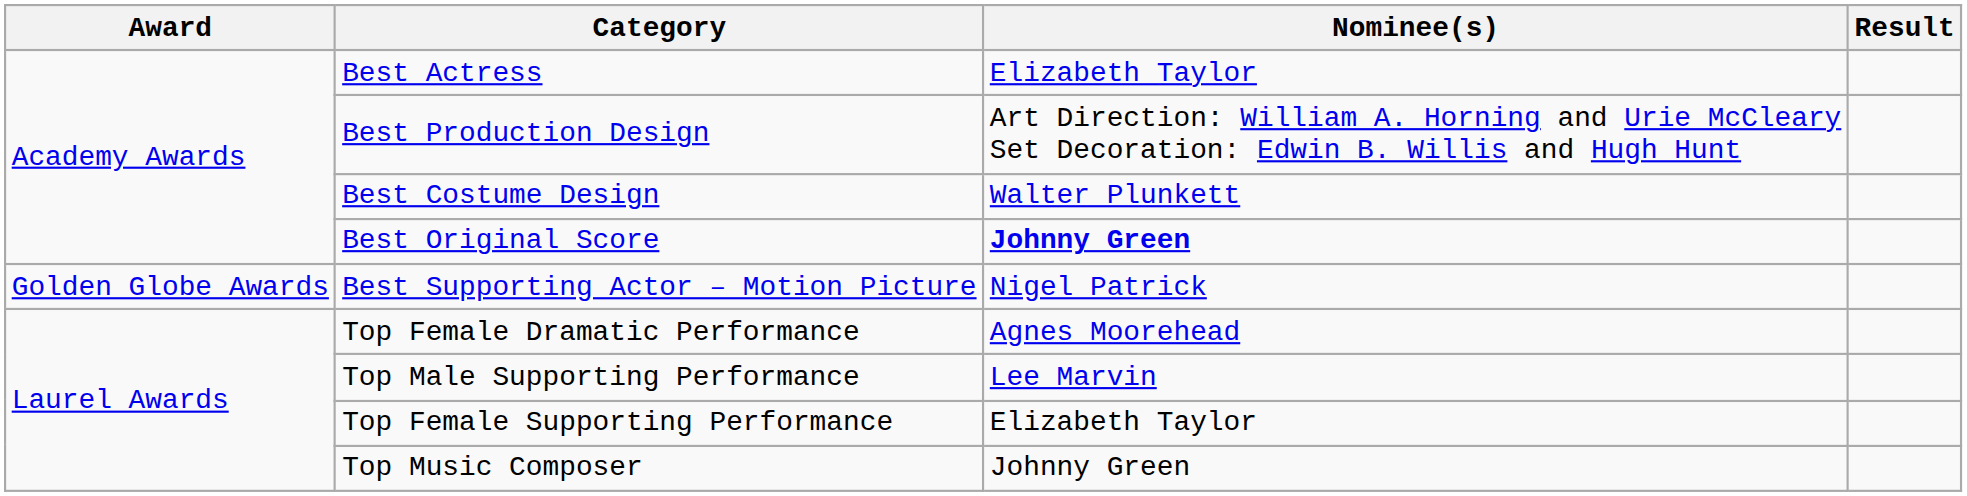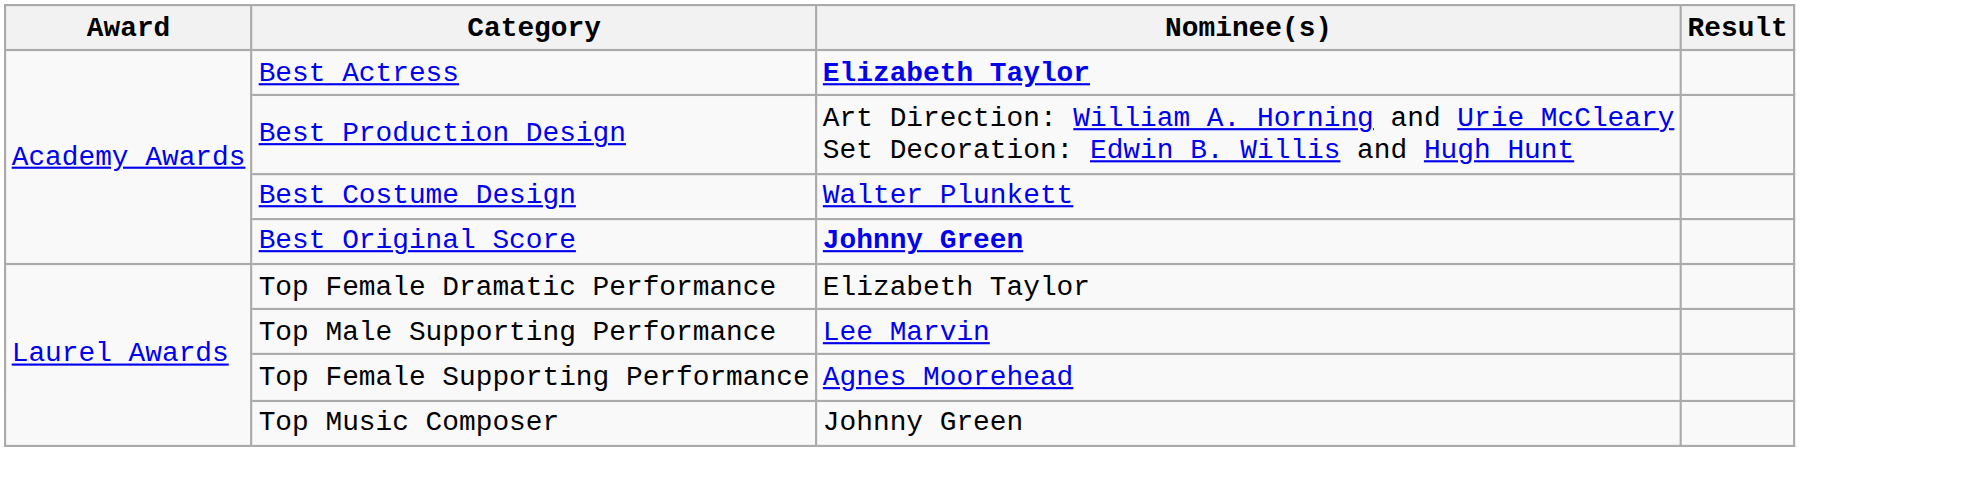(1123, 73) normal -> (956, 73) bold
- row: (659, 287)
(1115, 332) Agnes Moorehead -> (956, 287) Elizabeth Taylor
(1123, 423) Elizabeth Taylor -> (948, 377) Agnes Moorehead
